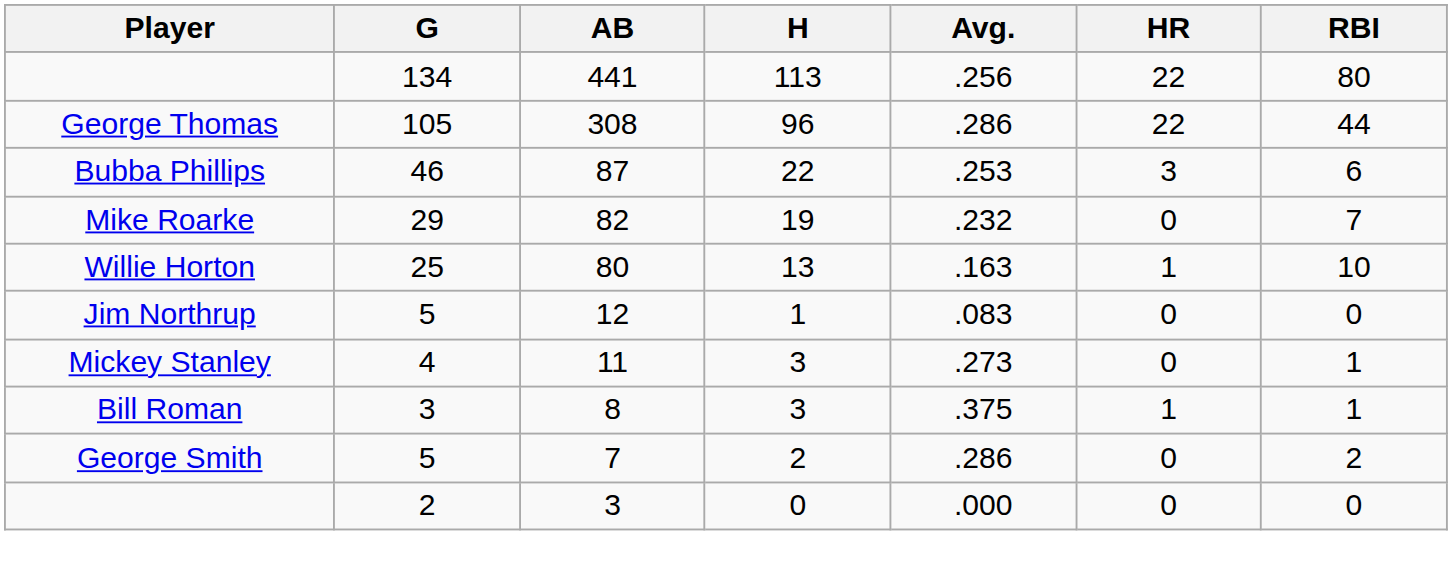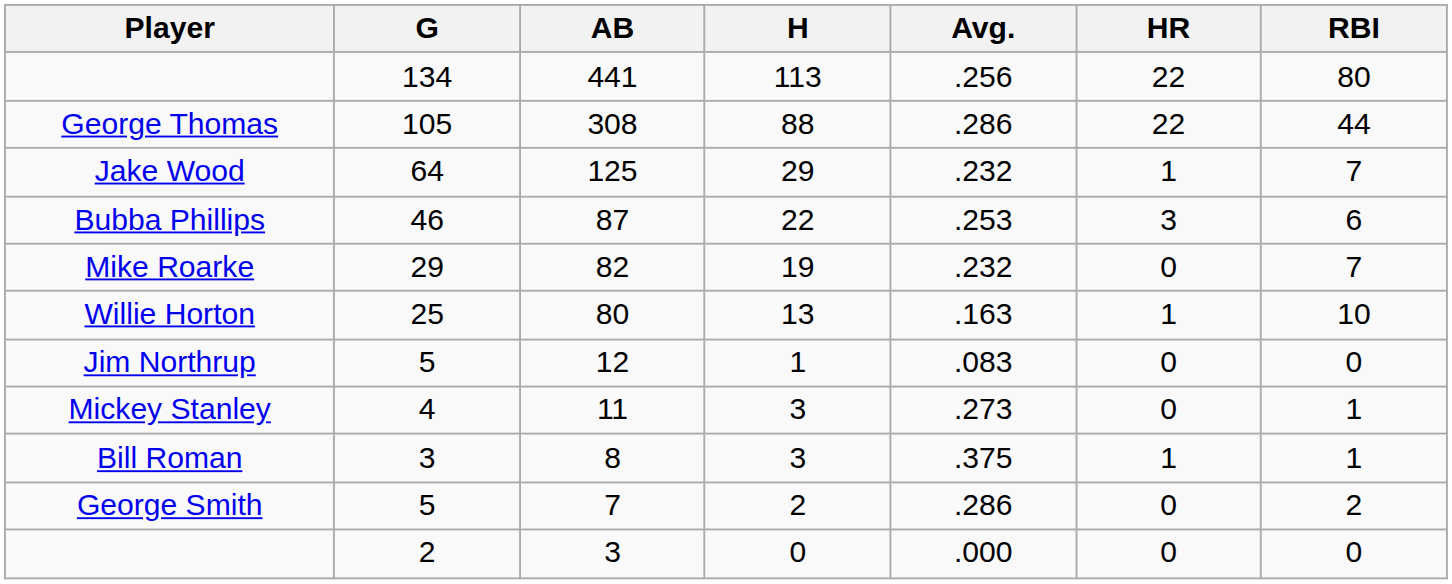(798, 123) 96 -> (798, 123) 88
+ row: (170, 171)
